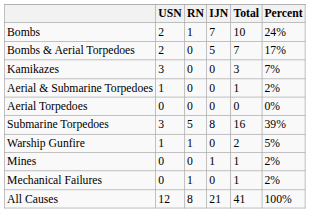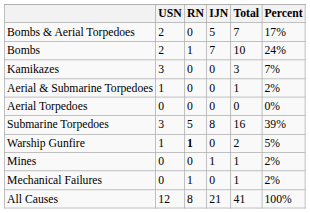rows swapped: (24, 32) <-> (71, 50)
(190, 143) normal -> (190, 143) bold
